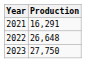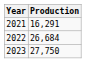(45, 38) 26,648 -> (45, 38) 26,684
